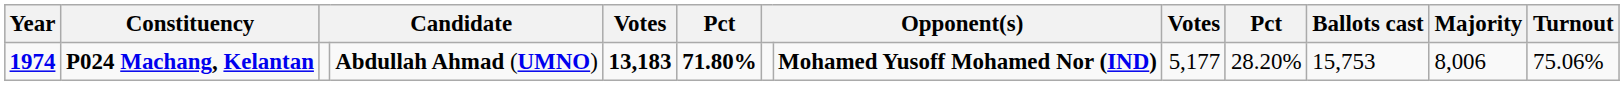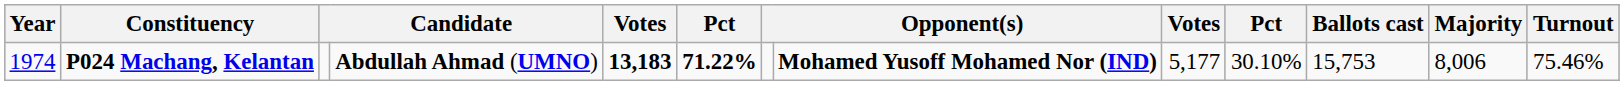(32, 61) bold -> (32, 61) normal
(719, 61) 71.80% -> (719, 61) 71.22%
(1266, 61) 28.20% -> (1266, 61) 30.10%
(1568, 61) 75.06% -> (1568, 61) 75.46%
